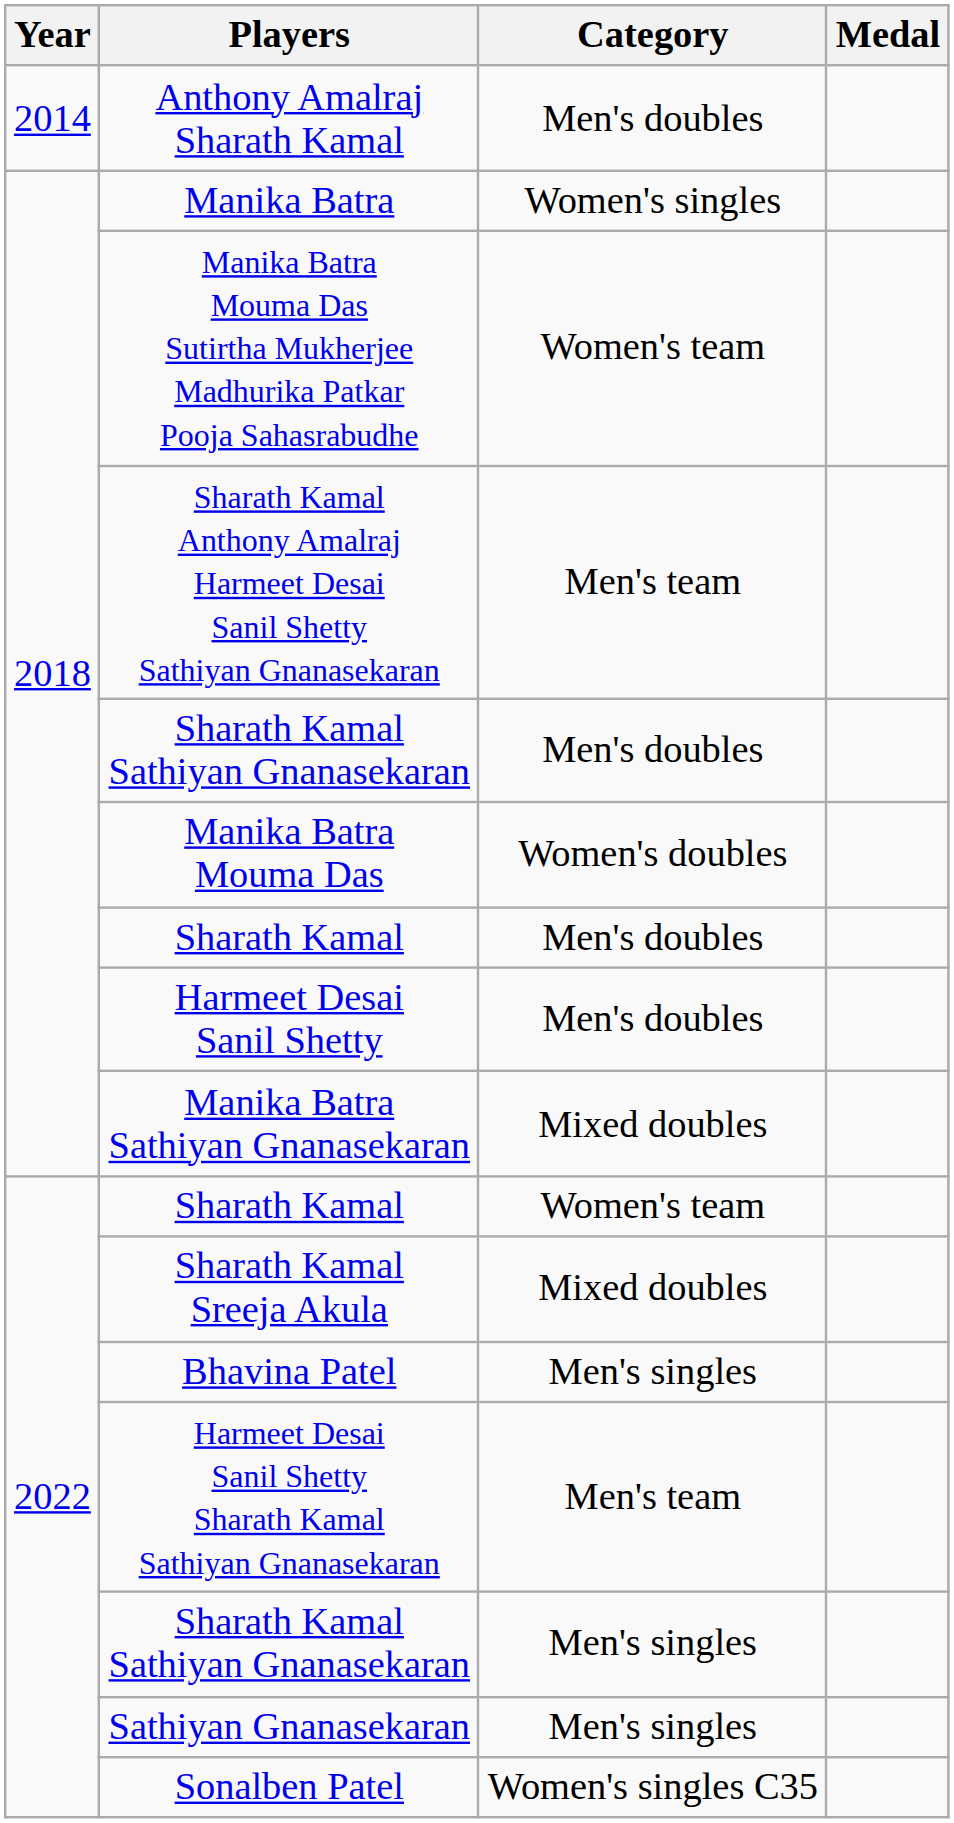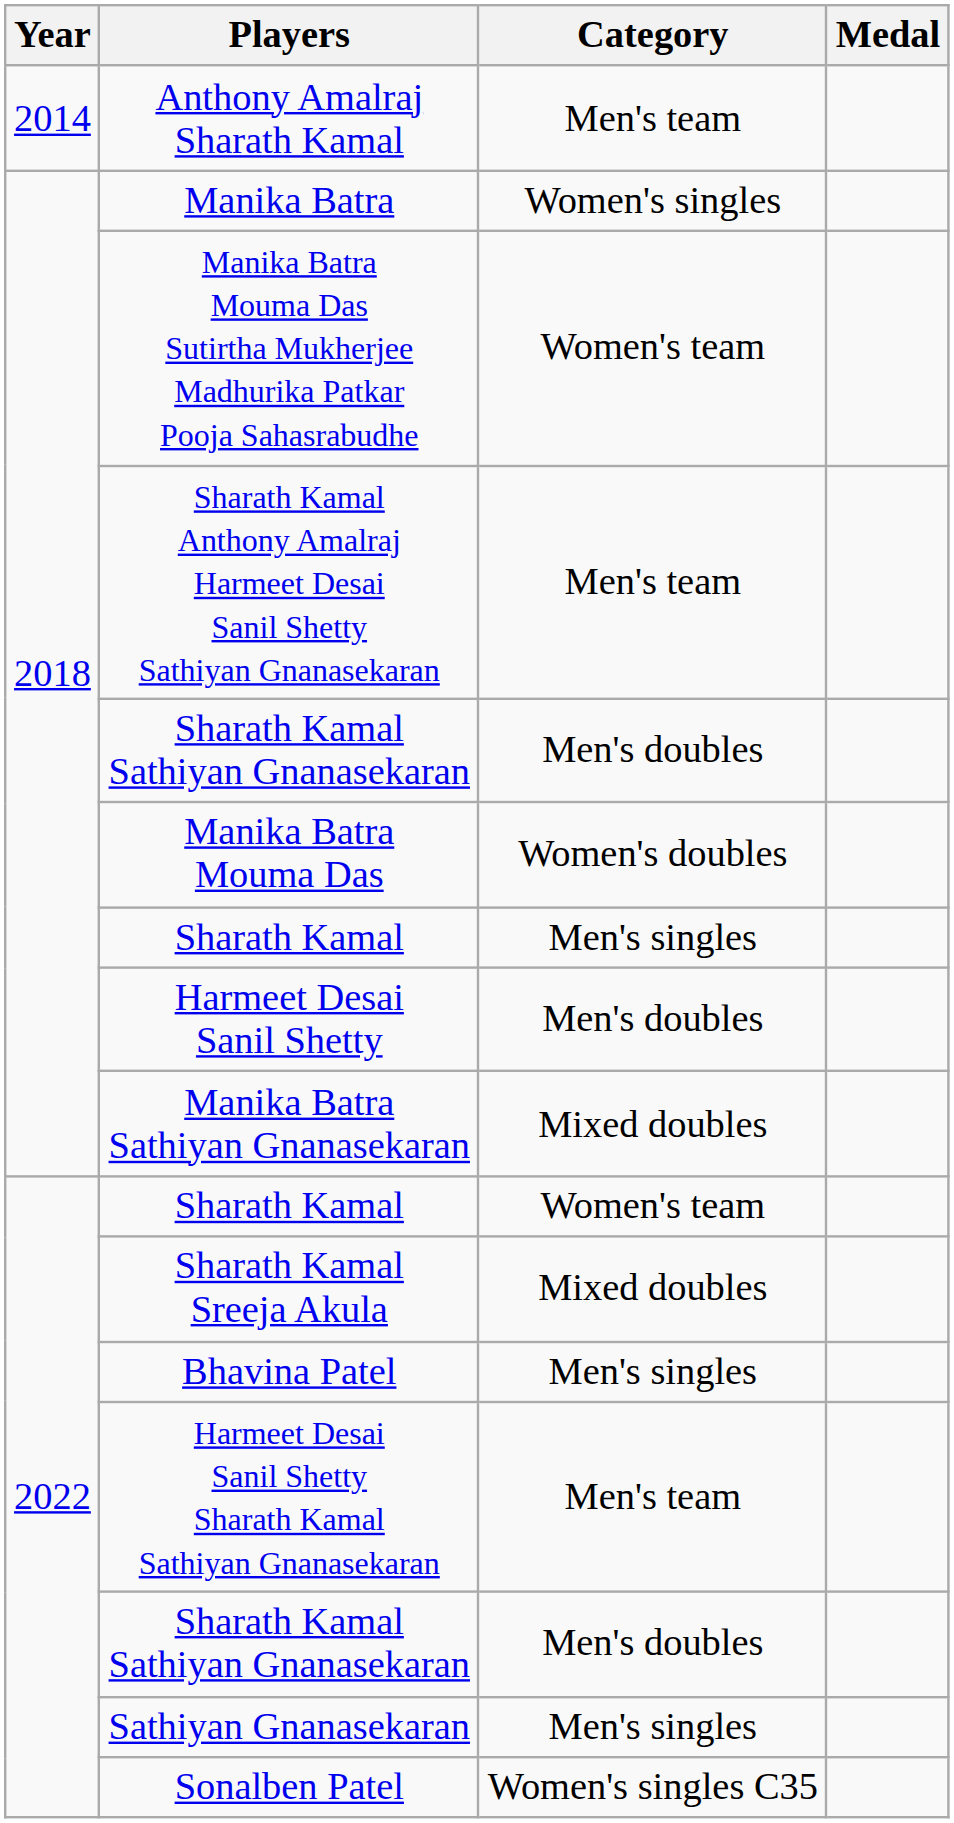(653, 117) Men's doubles -> (653, 117) Men's team
(653, 936) Men's doubles -> (653, 936) Men's singles
(653, 1643) Men's singles -> (653, 1643) Men's doubles
